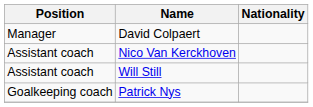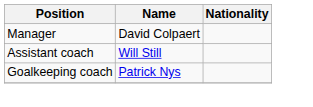- row: (177, 53)
